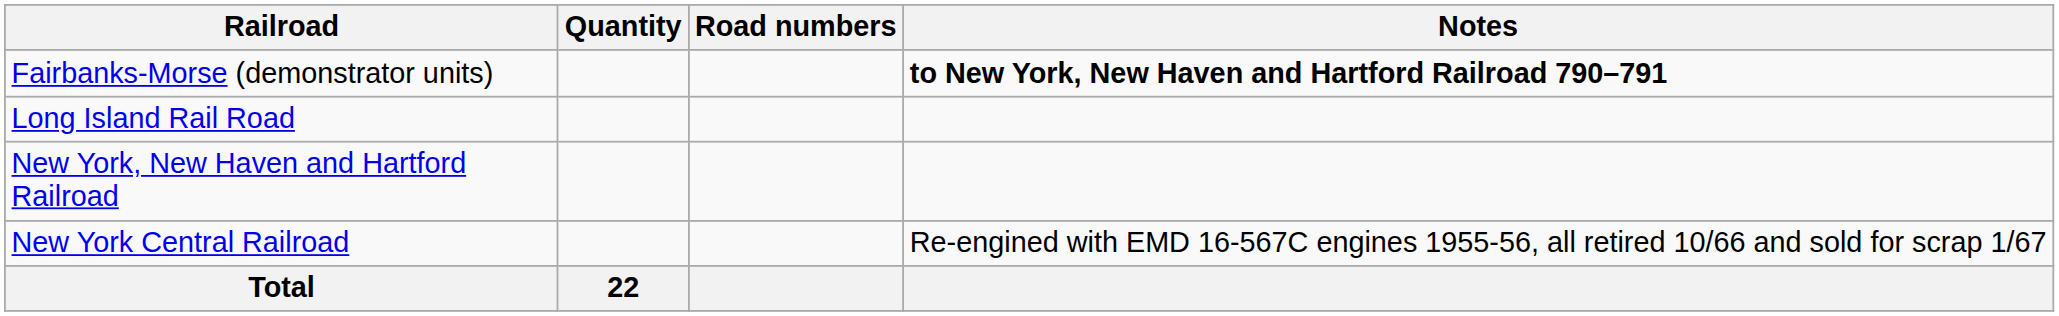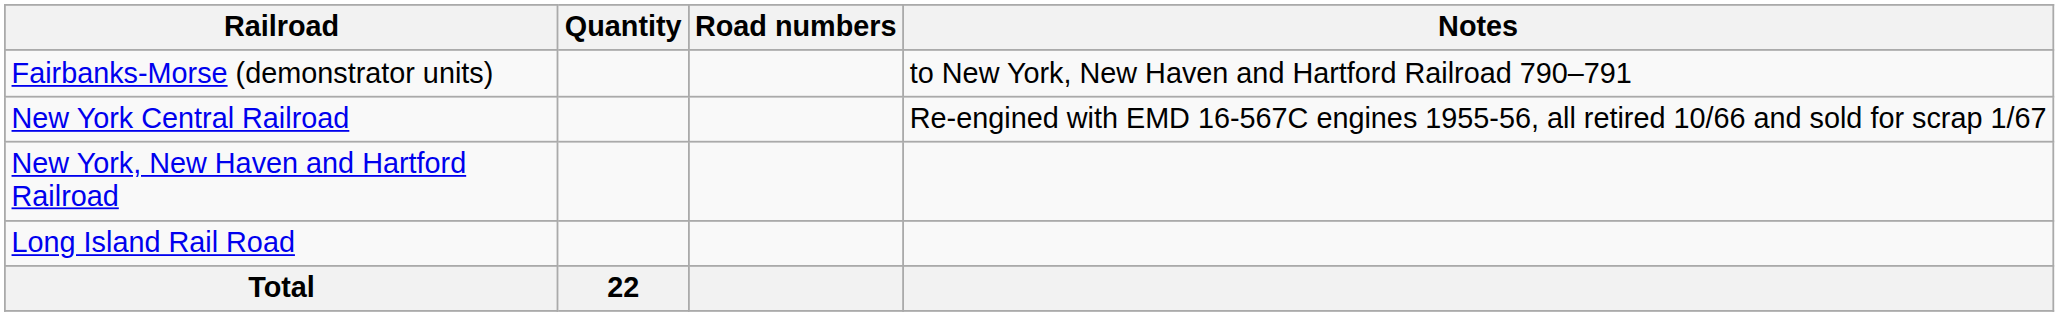(1289, 73) bold -> (1271, 73) normal
rows swapped: (153, 118) <-> (180, 242)
